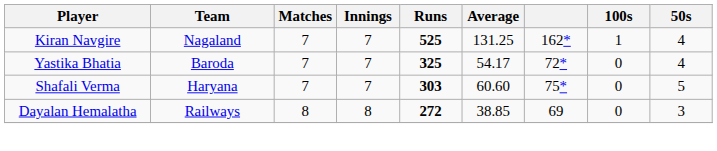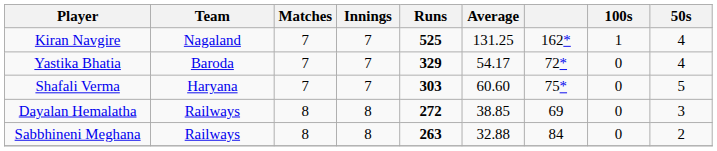(431, 63) 325 -> (431, 63) 329
+ row: (78, 134)
